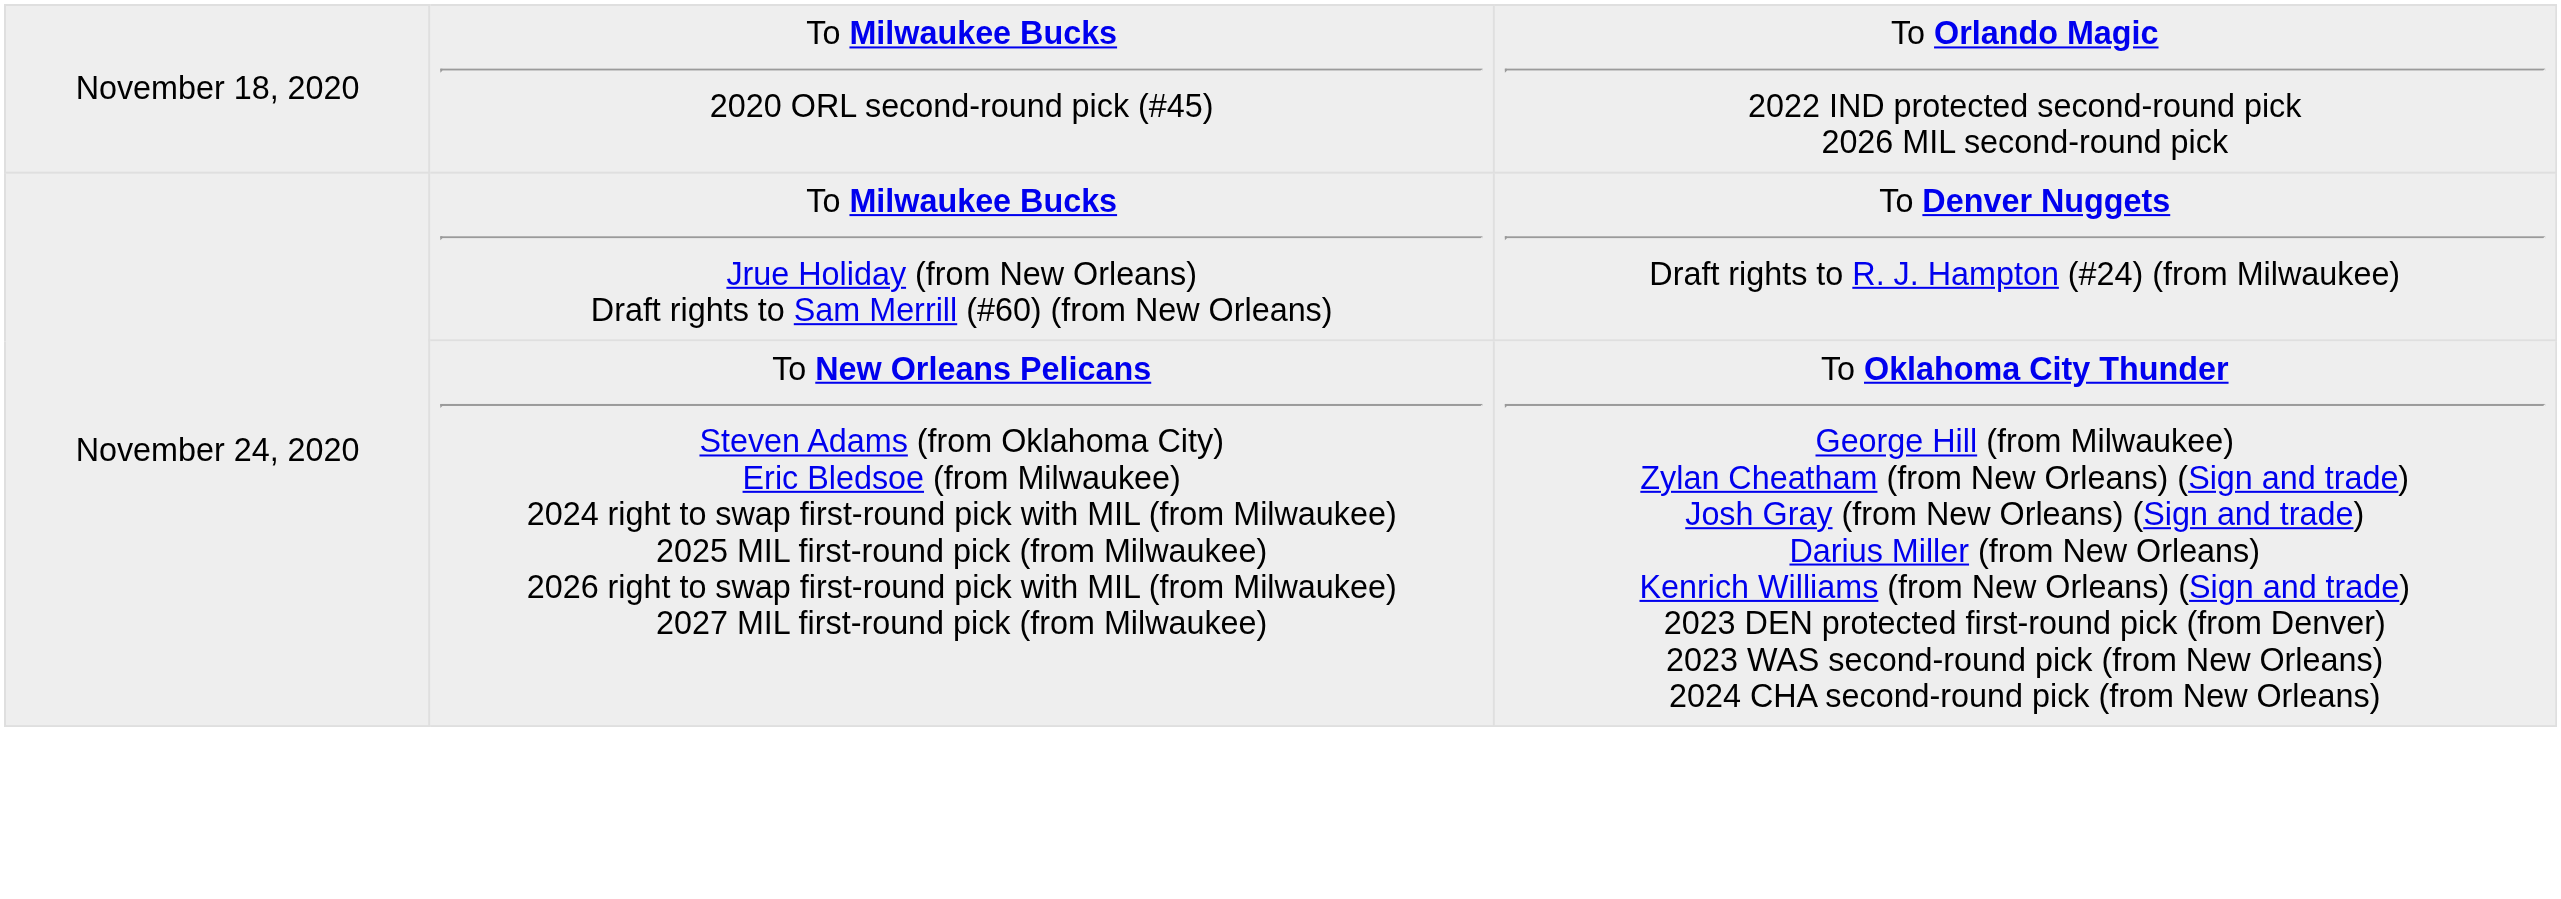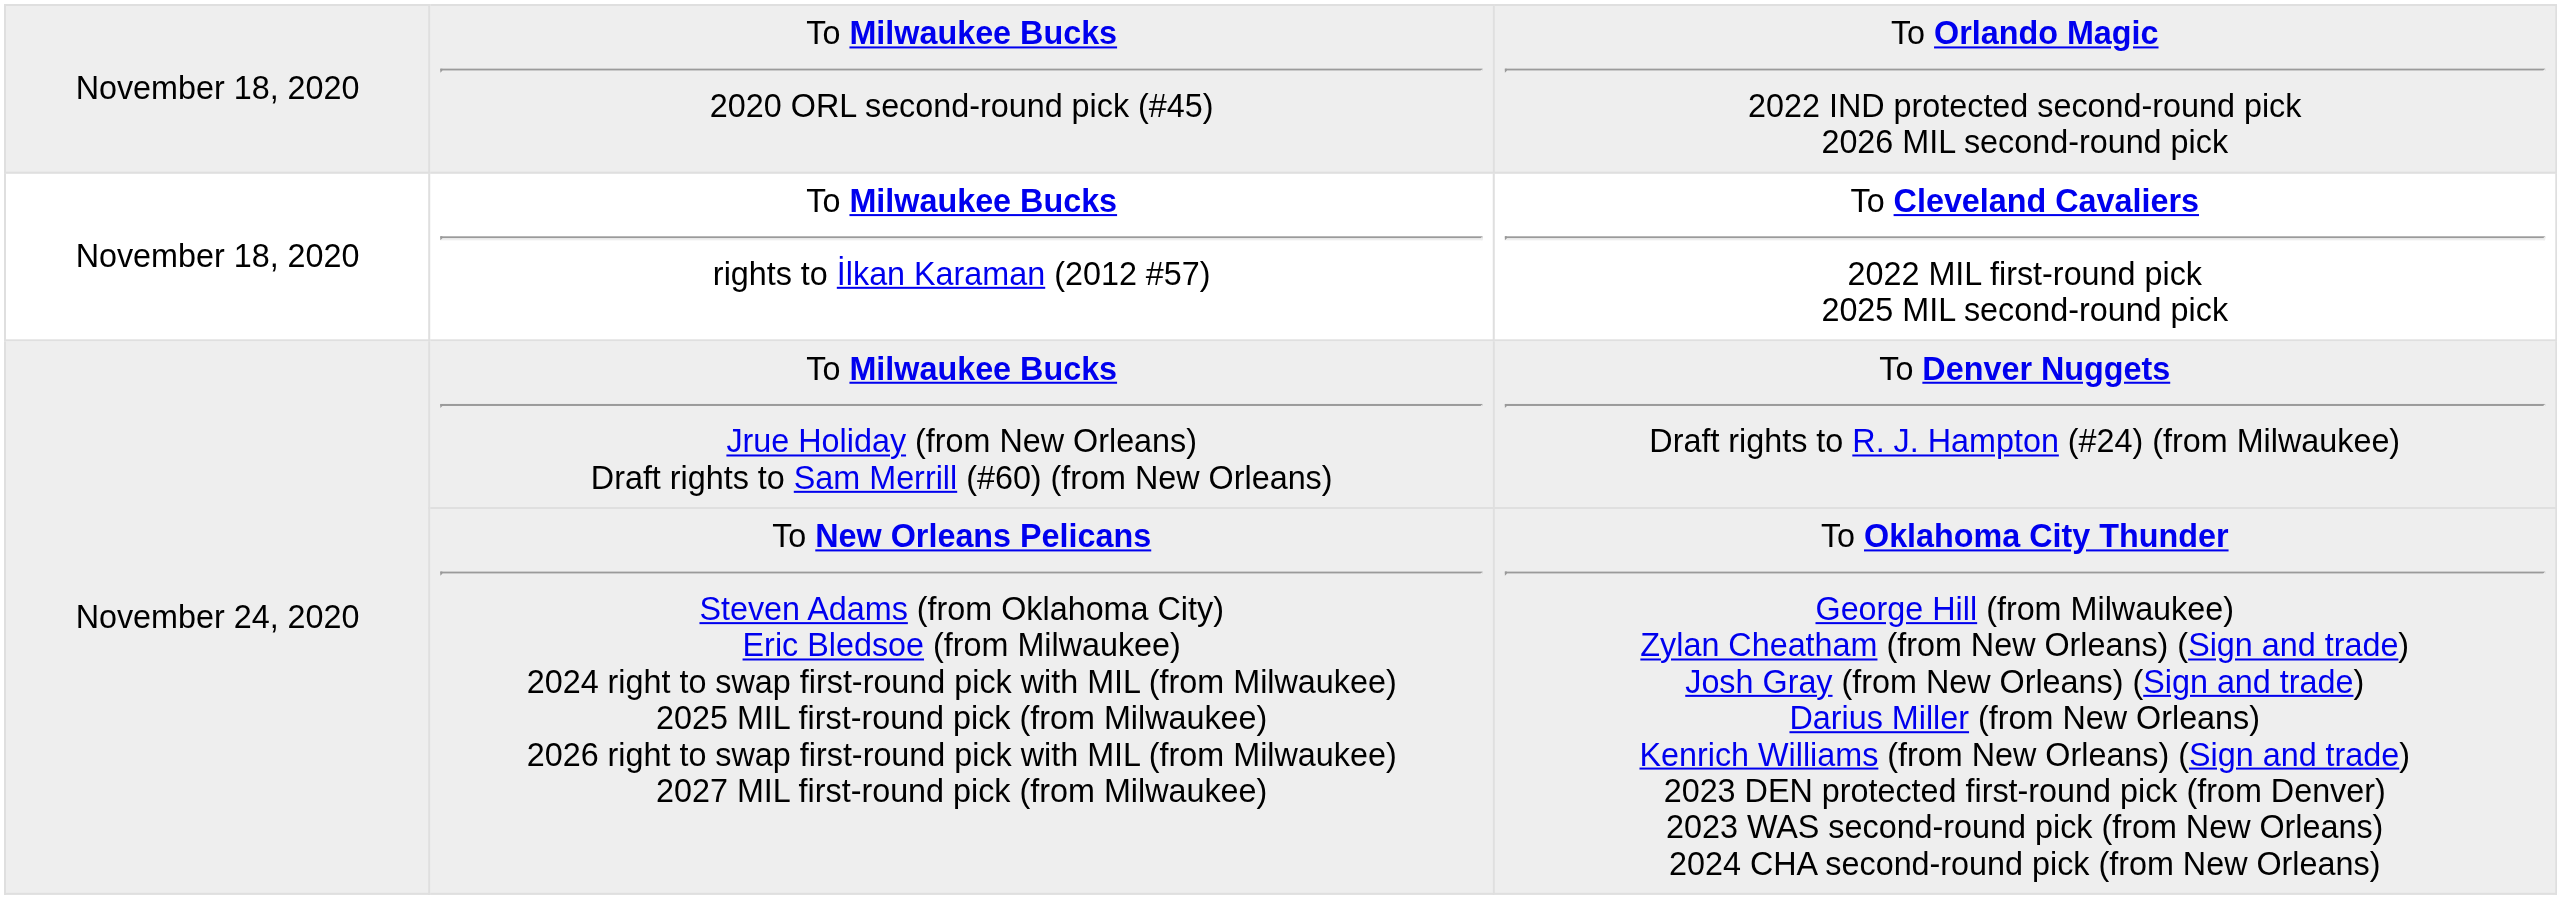+ row: (962, 237)
